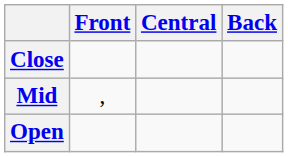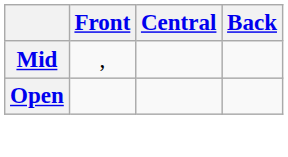- row: (37, 59)
